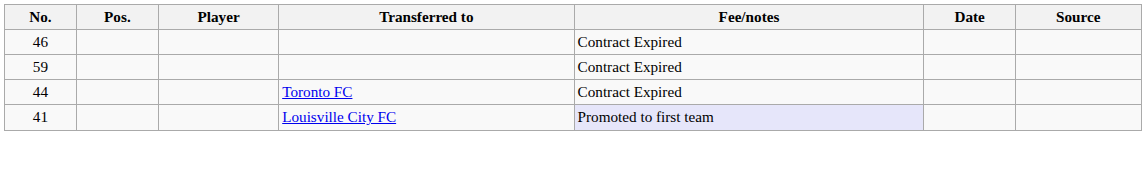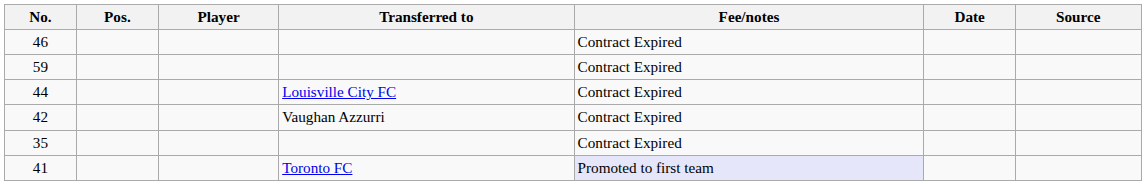(317, 92) Toronto FC -> (339, 92) Louisville City FC
+ row: (40, 117)
+ row: (40, 142)
(339, 117) Louisville City FC -> (317, 167) Toronto FC
